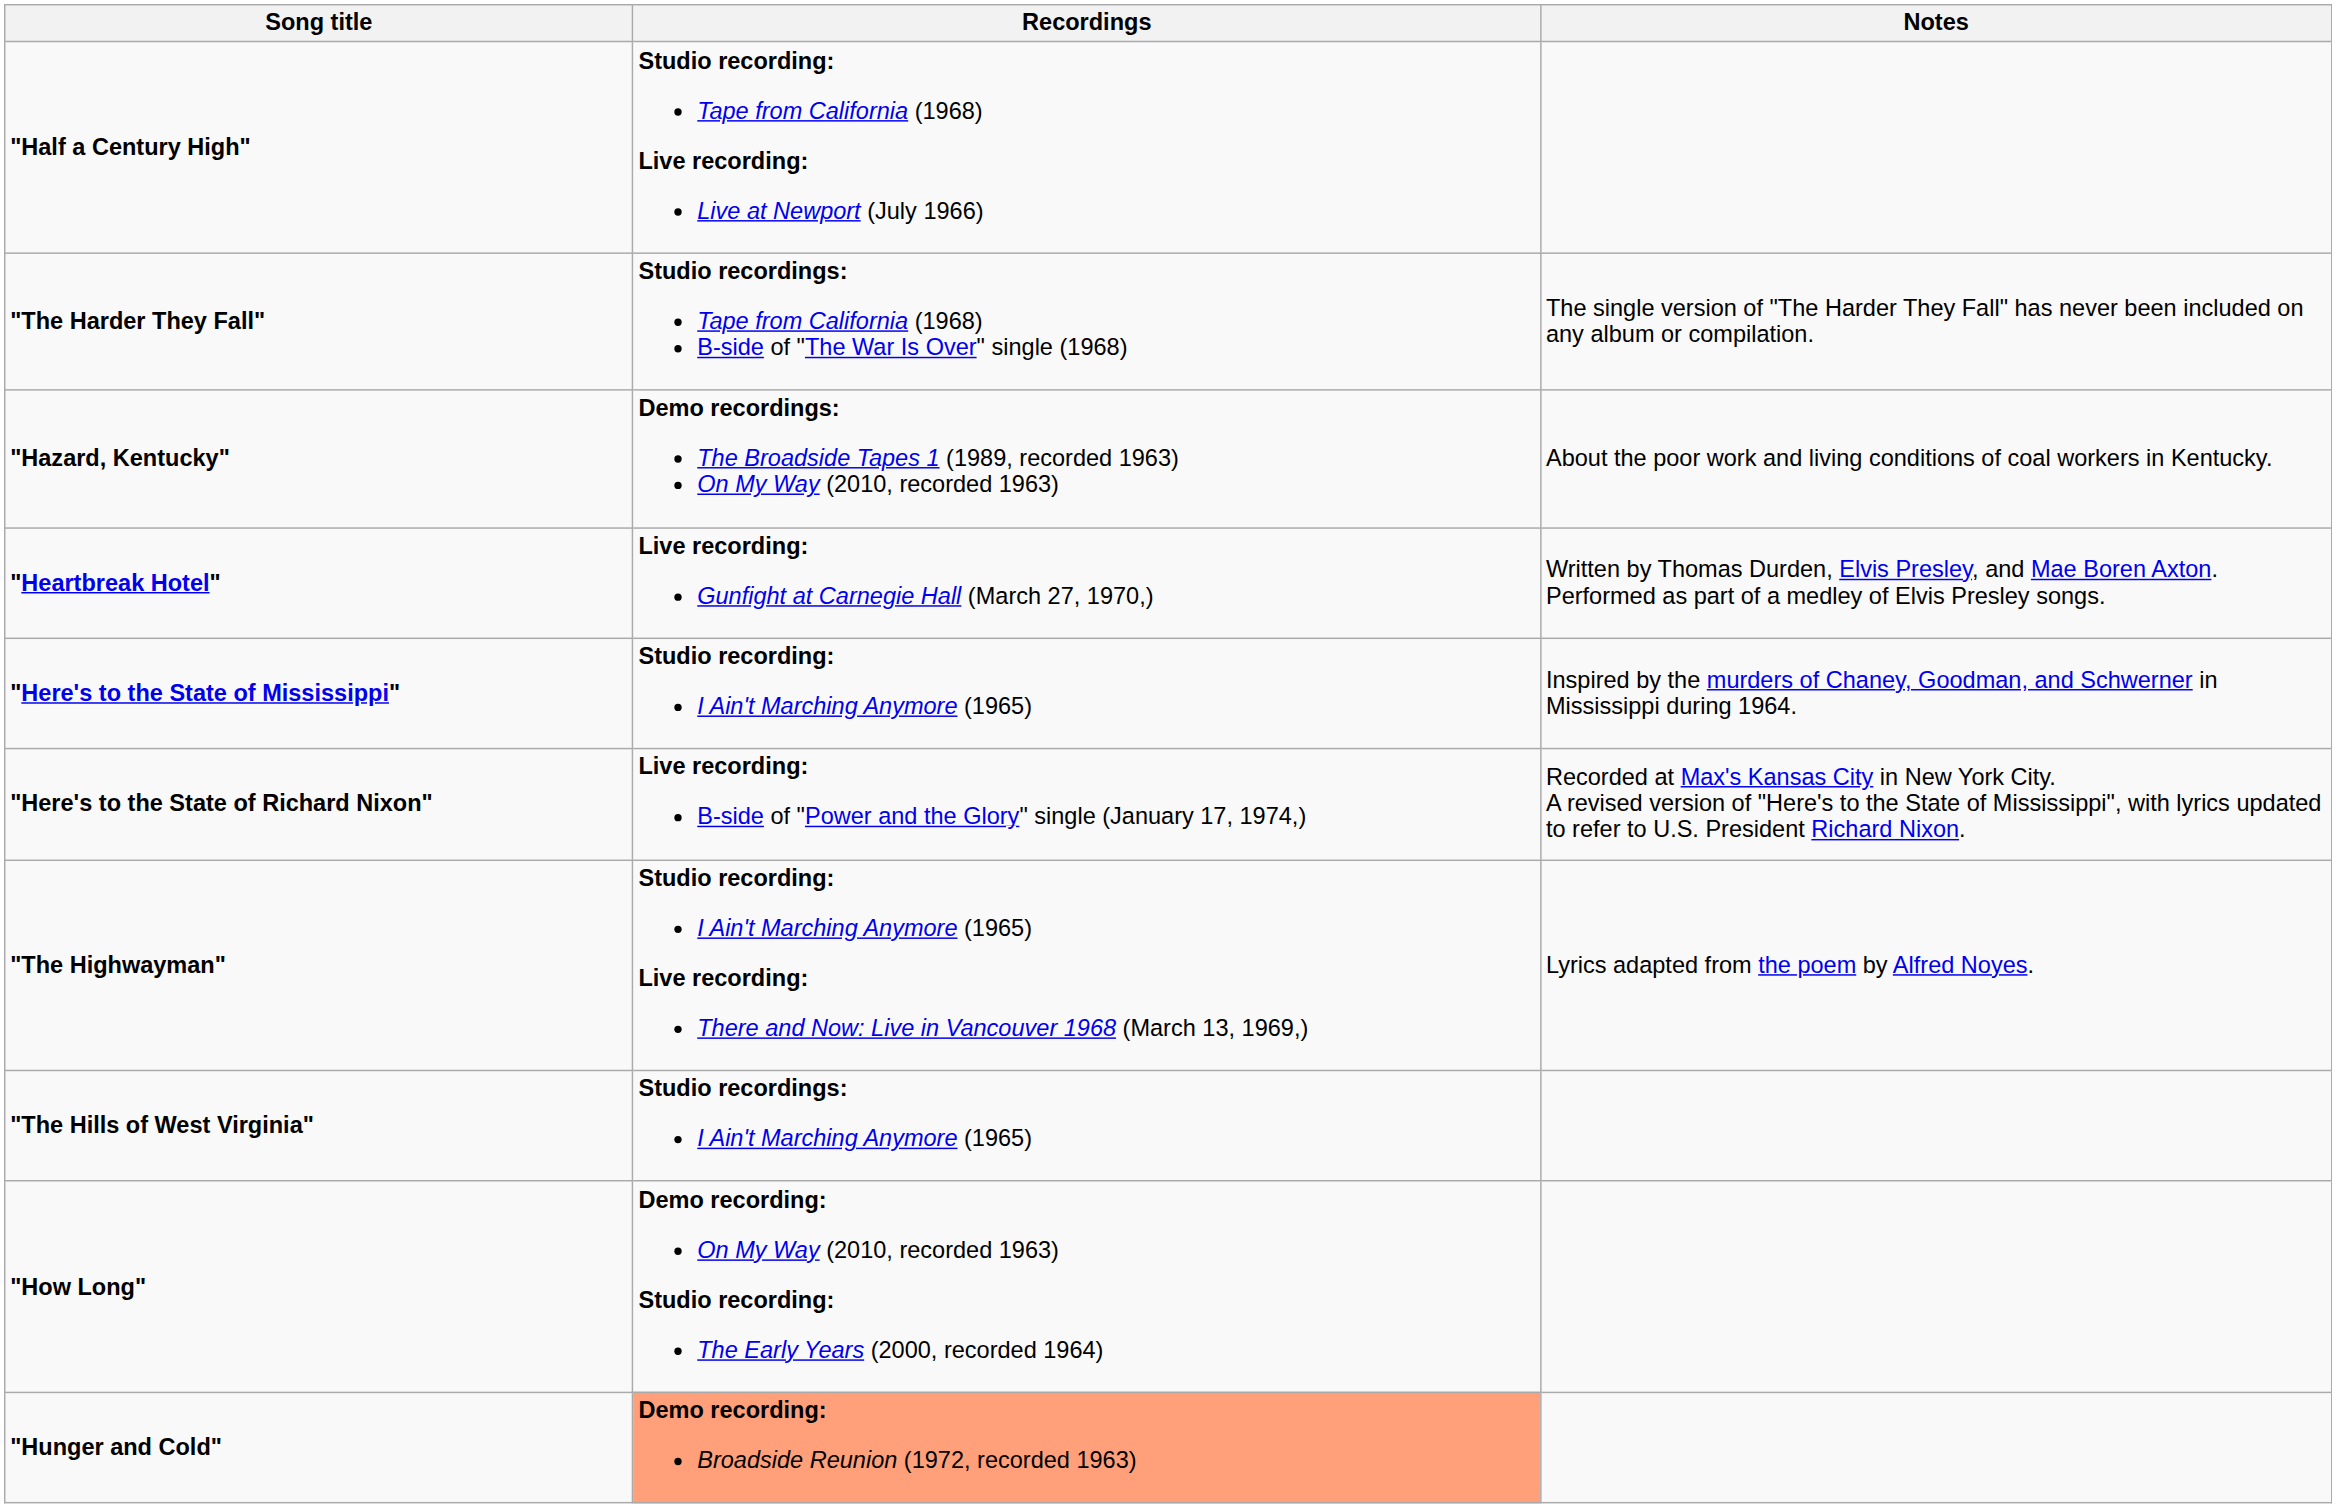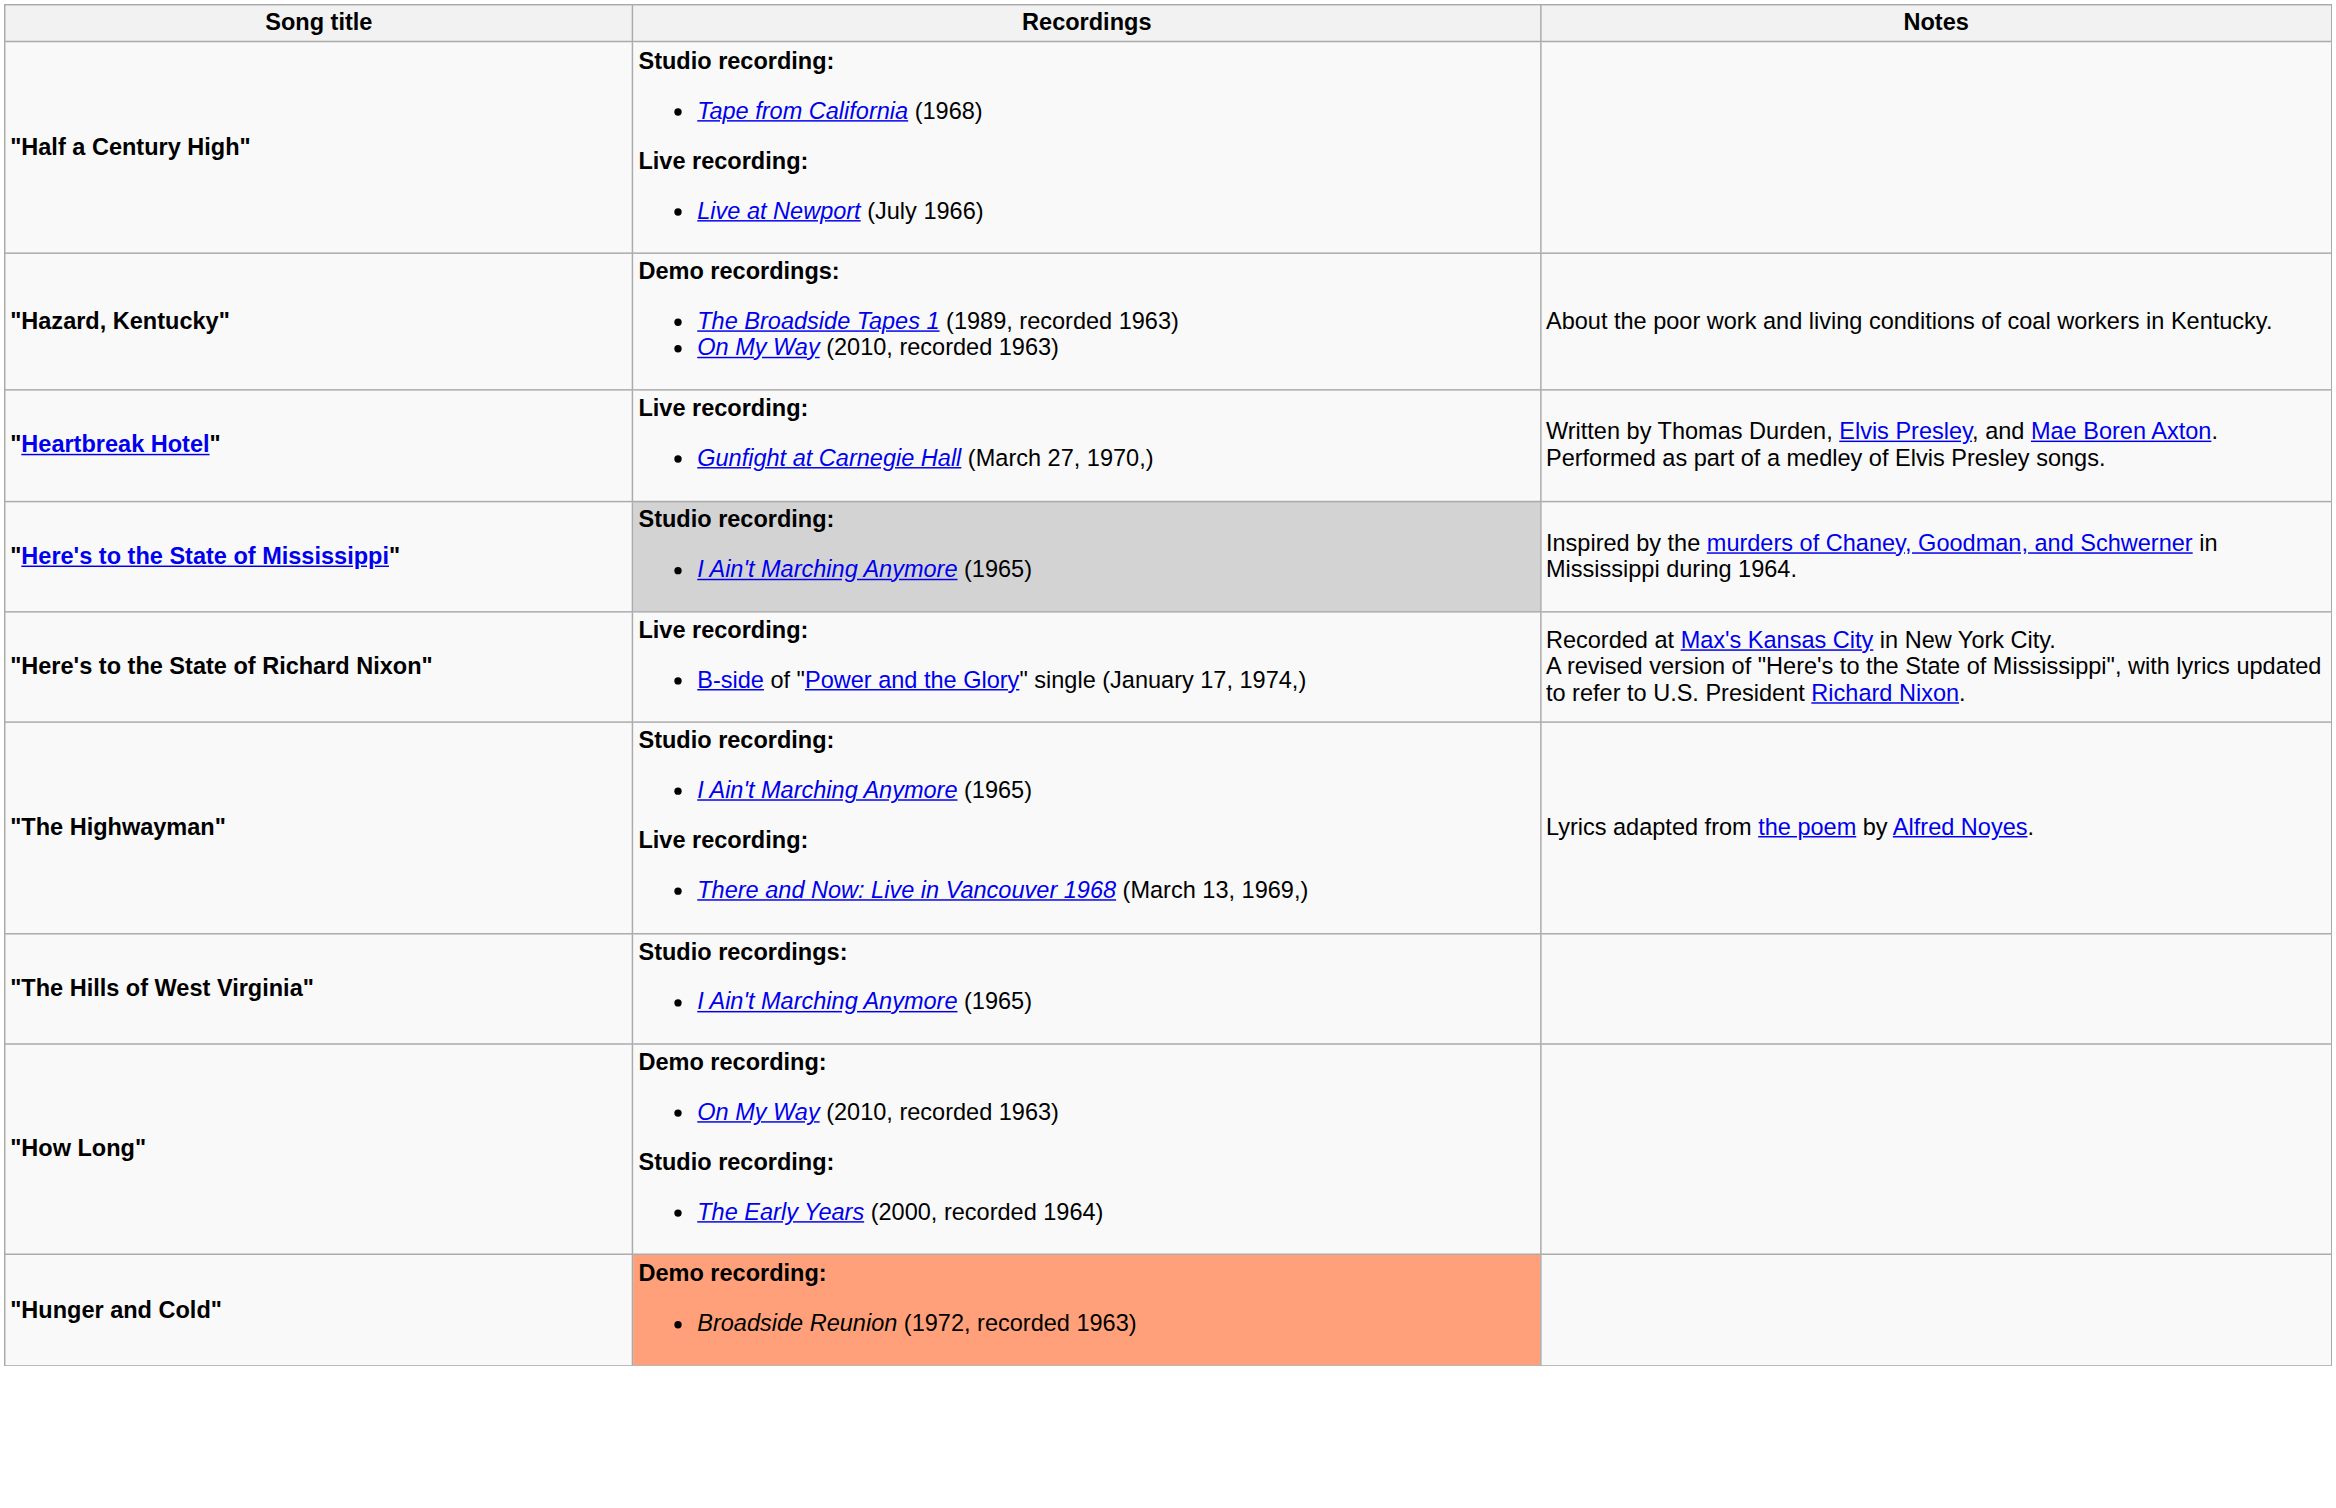- row: (138, 321)
(1087, 682) no background -> (1087, 545) lightgrey background
